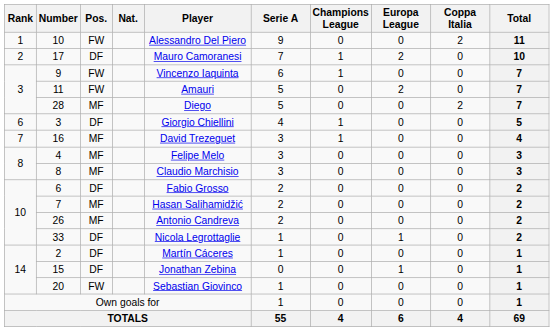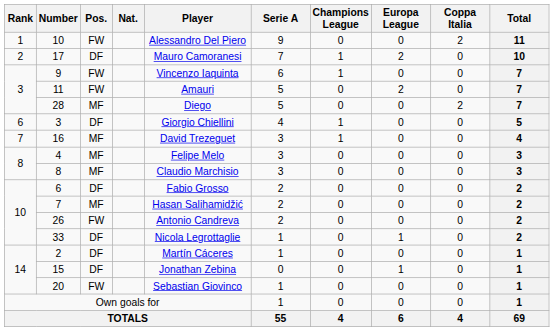(96, 221) MF -> (96, 221) FW
